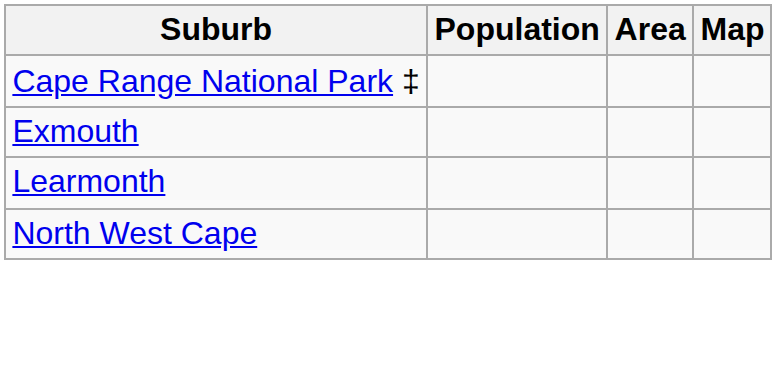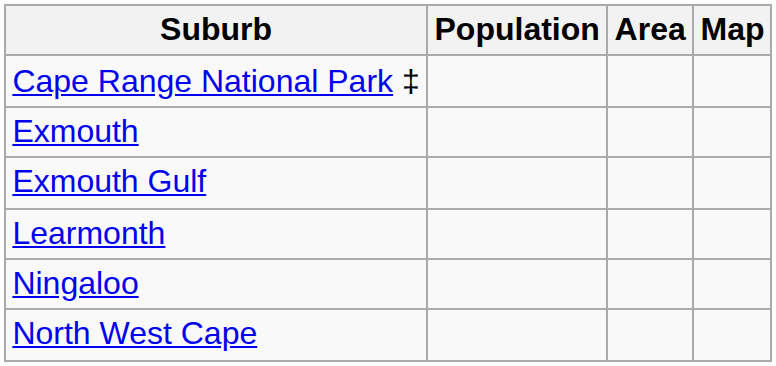+ row: (109, 182)
+ row: (76, 283)
